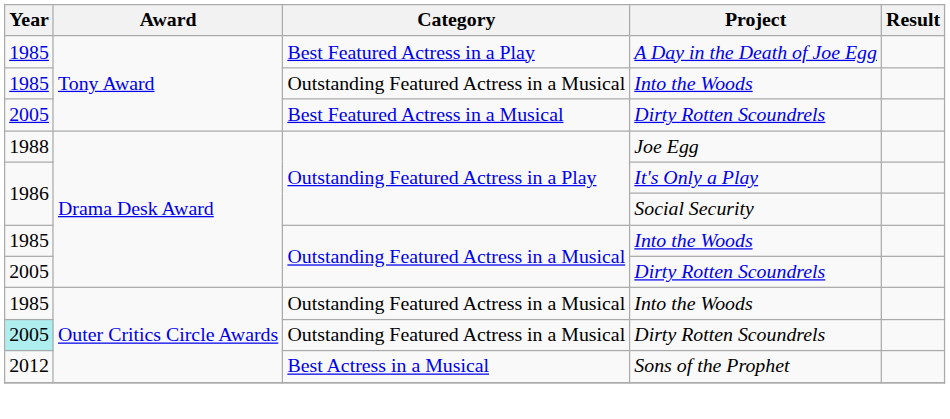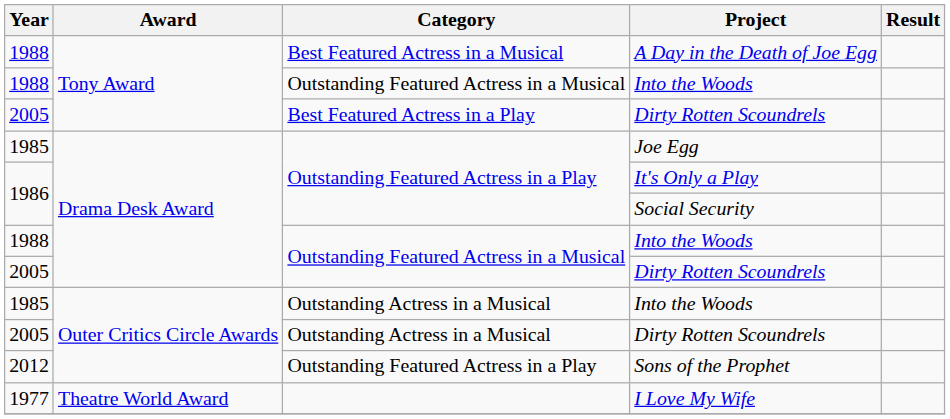(29, 51) 1985 -> (29, 51) 1988
(411, 51) Best Featured Actress in a Play -> (425, 51) Best Featured Actress in a Musical
(29, 83) 1985 -> (29, 83) 1988
(425, 114) Best Featured Actress in a Musical -> (411, 114) Best Featured Actress in a Play
(29, 146) 1988 -> (29, 146) 1985
(29, 240) 1985 -> (29, 240) 1988
(456, 303) Outstanding Featured Actress in a Musical -> (419, 303) Outstanding Actress in a Musical
(29, 334) paleturquoise background -> (29, 334) no background
(456, 334) Outstanding Featured Actress in a Musical -> (419, 334) Outstanding Actress in a Musical
(388, 366) Best Actress in a Musical -> (442, 366) Outstanding Featured Actress in a Play
+ row: (143, 397)
